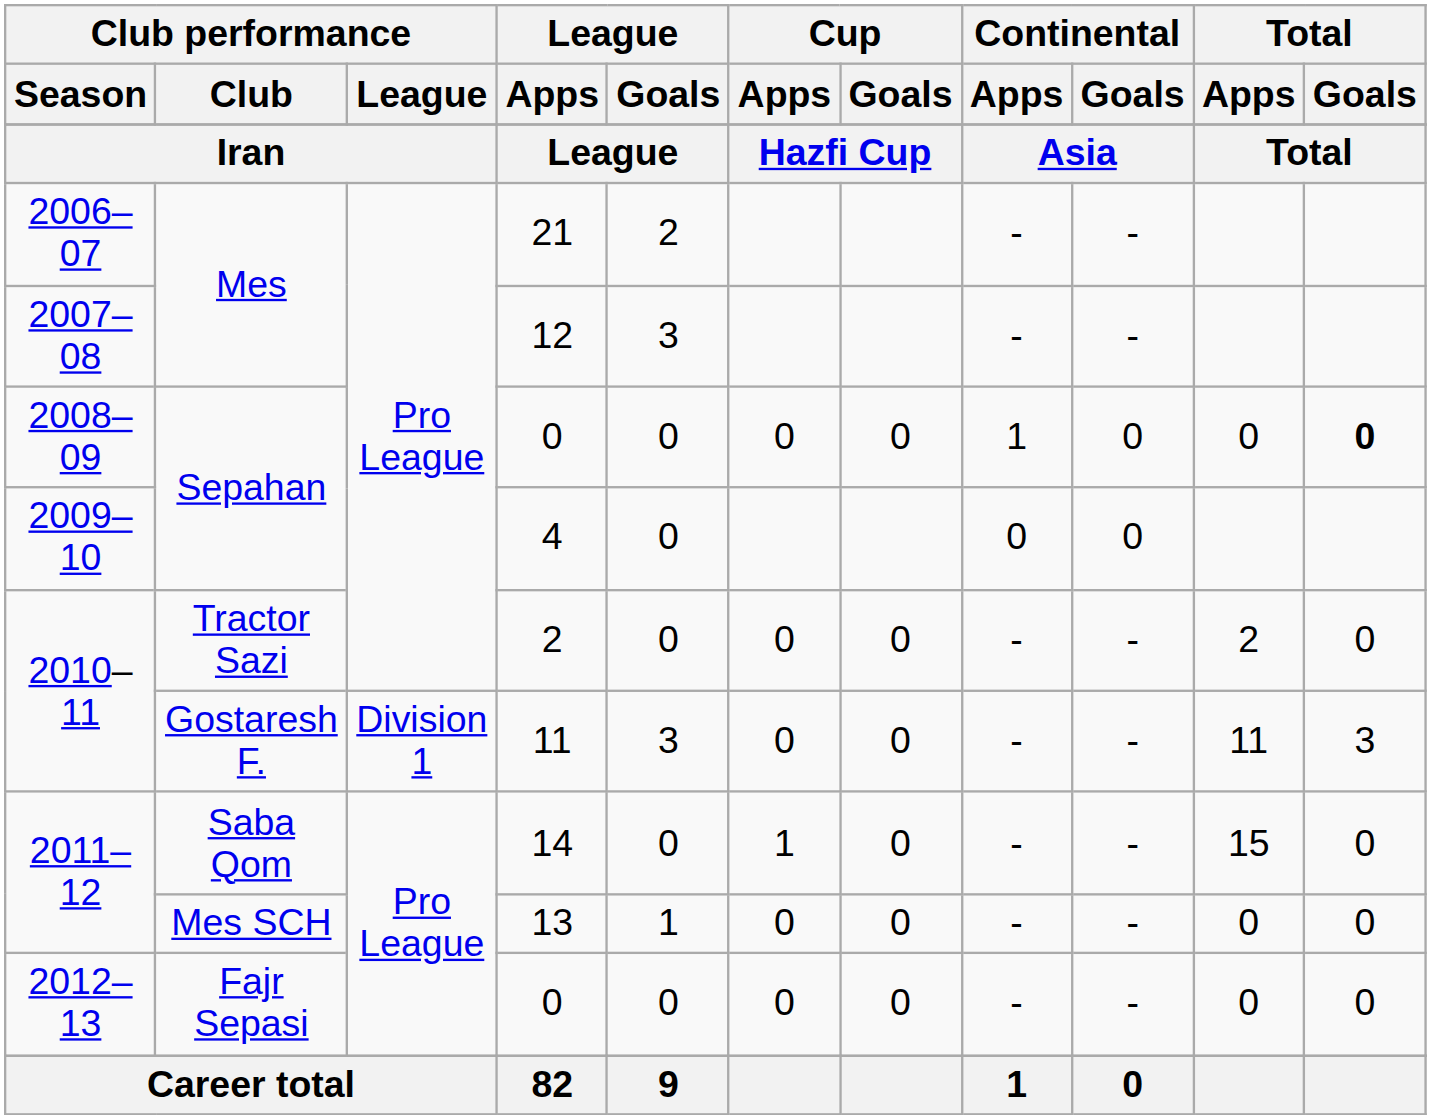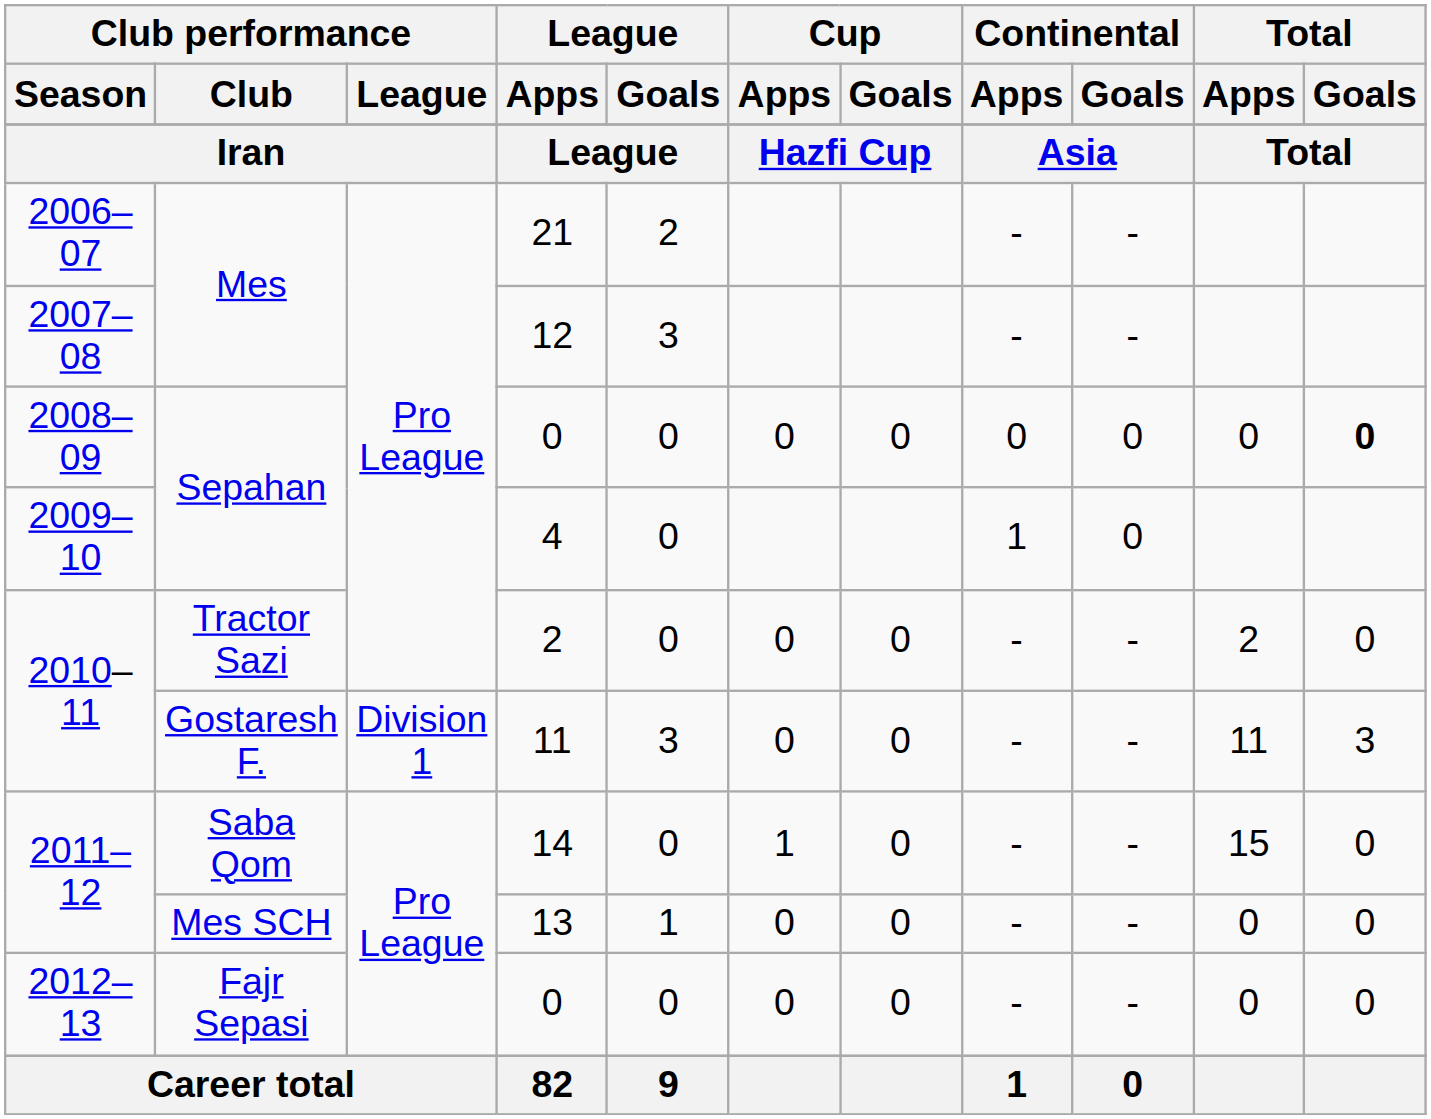(1017, 436) 1 -> (1017, 436) 0
(1017, 537) 0 -> (1017, 537) 1
